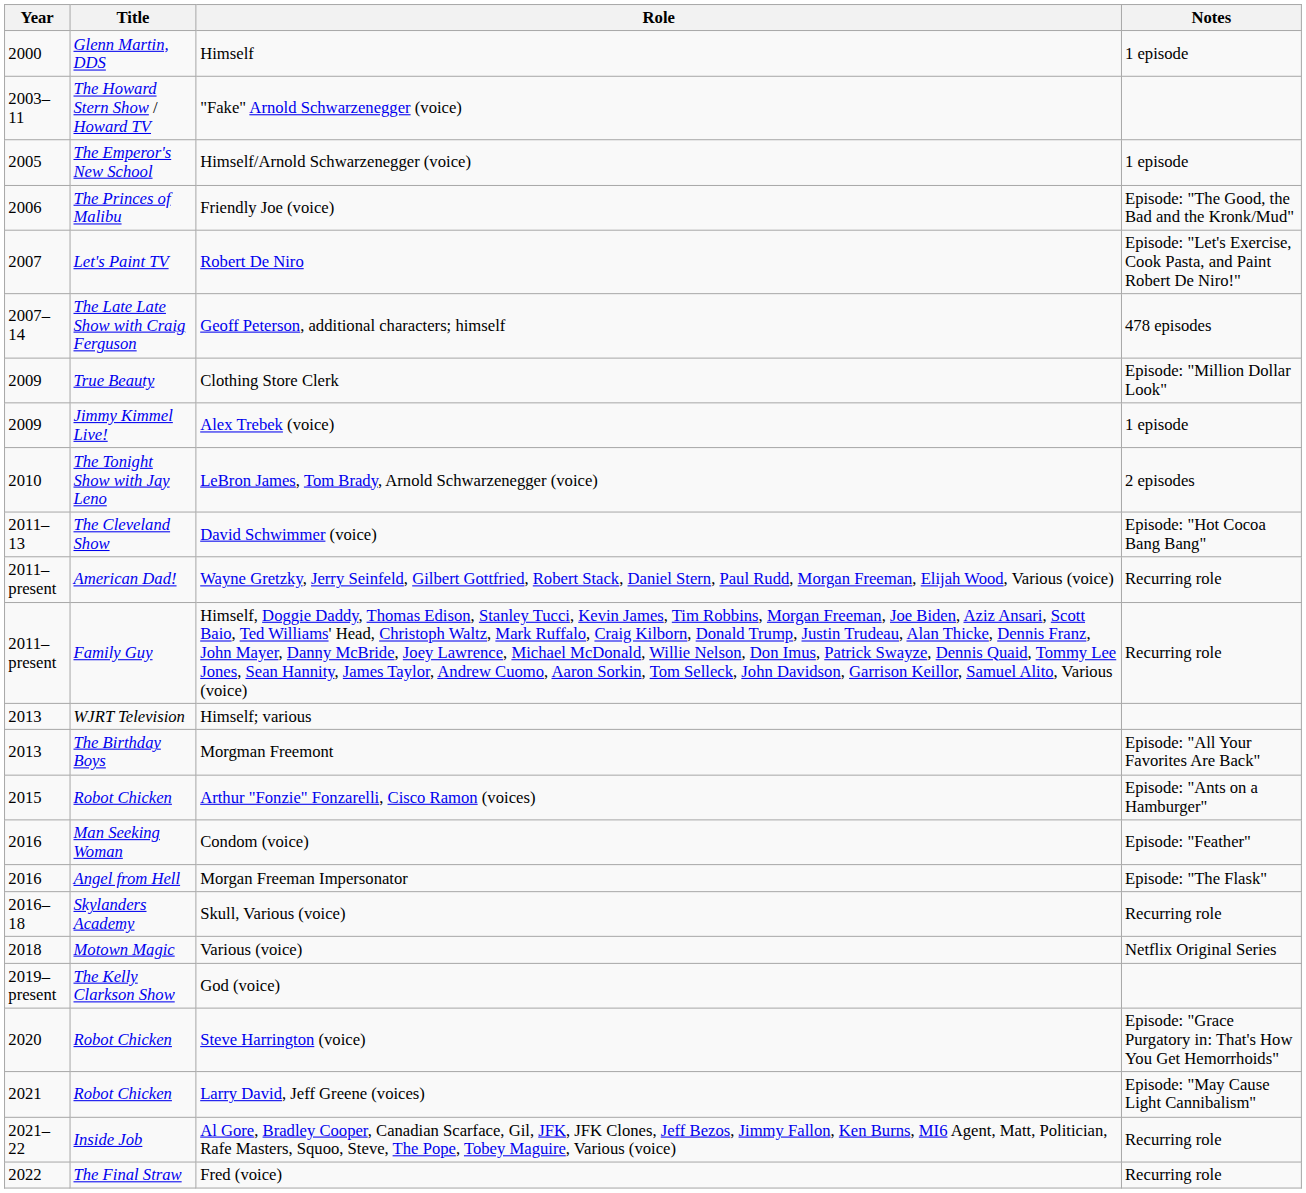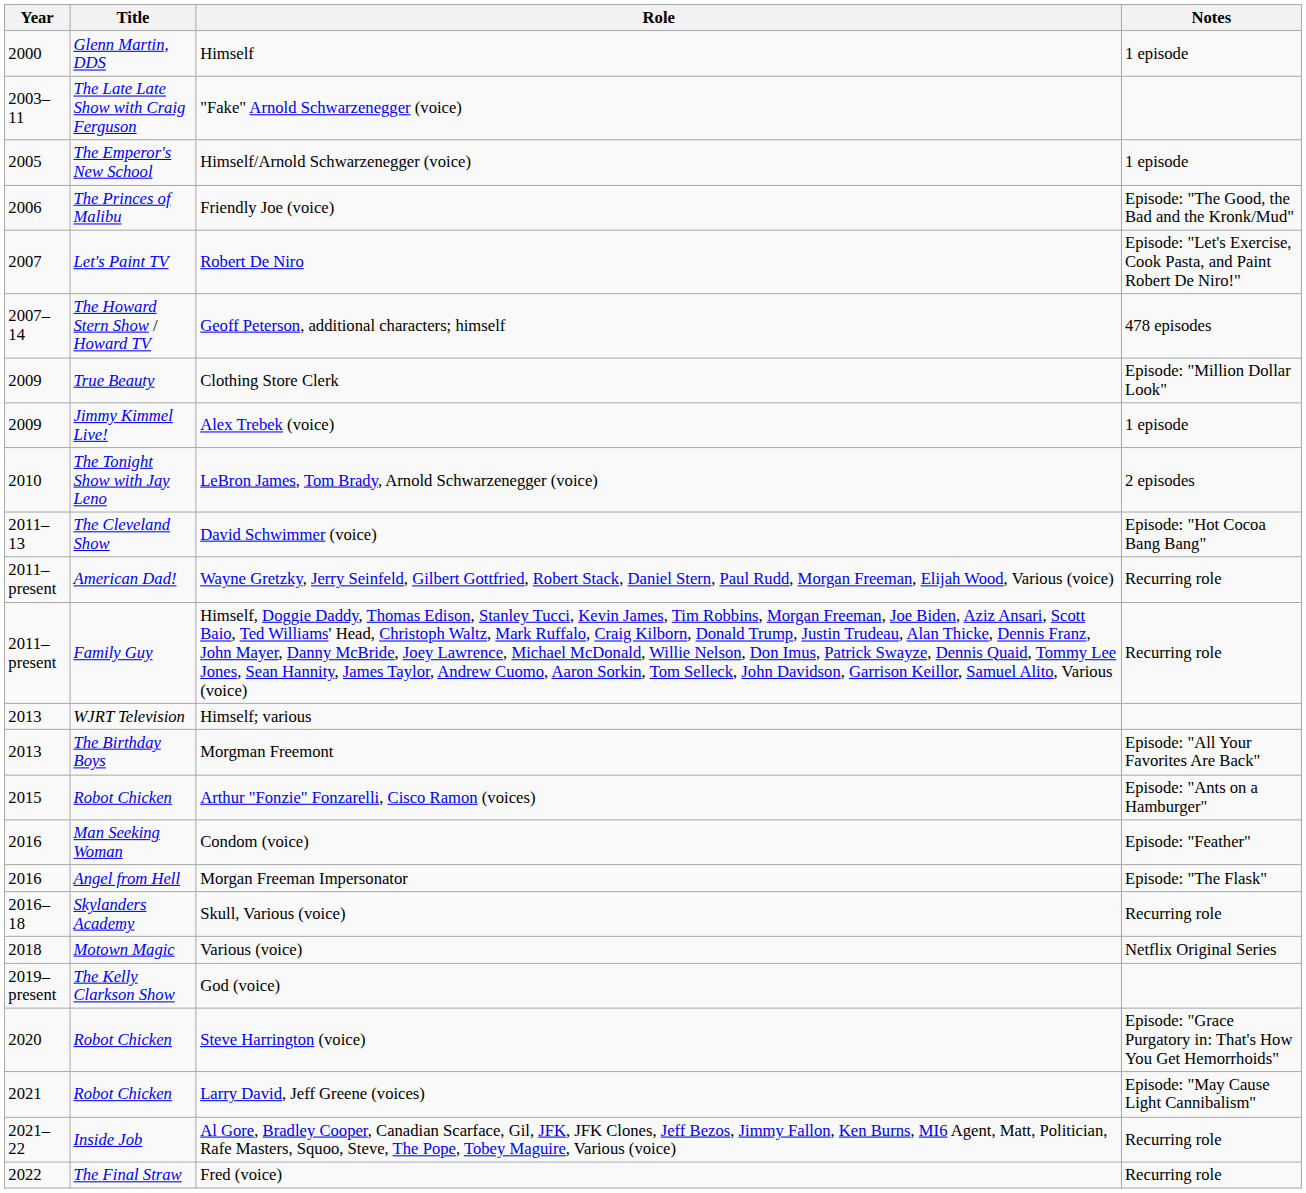(116, 107) The Howard Stern Show / Howard TV -> (129, 107) The Late Late Show with Craig Ferguson
(129, 325) The Late Late Show with Craig Ferguson -> (116, 325) The Howard Stern Show / Howard TV
